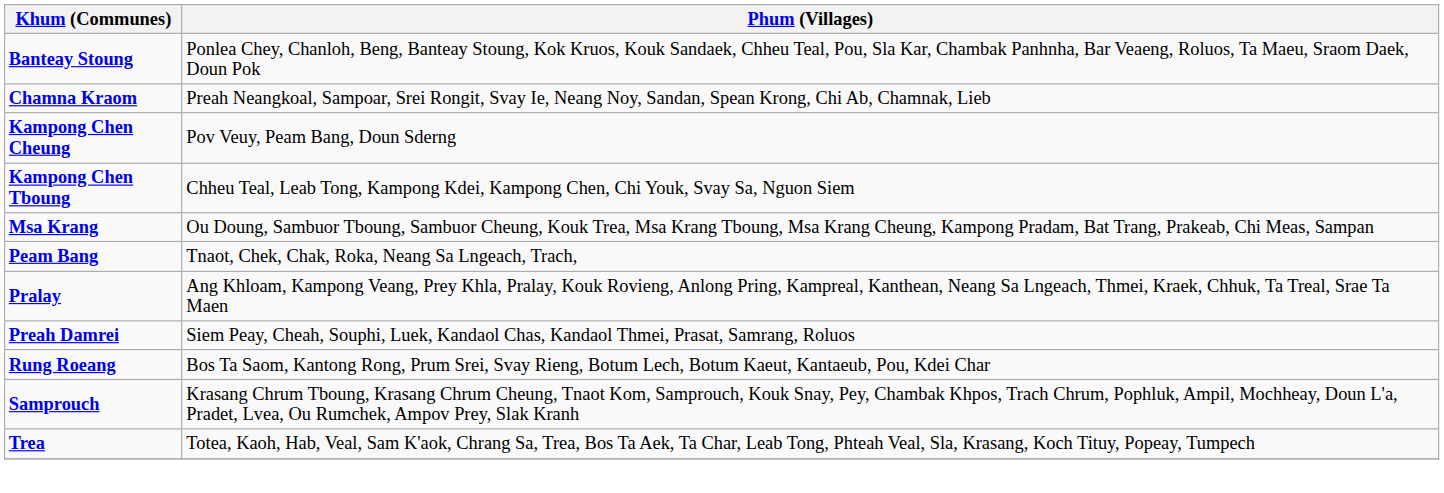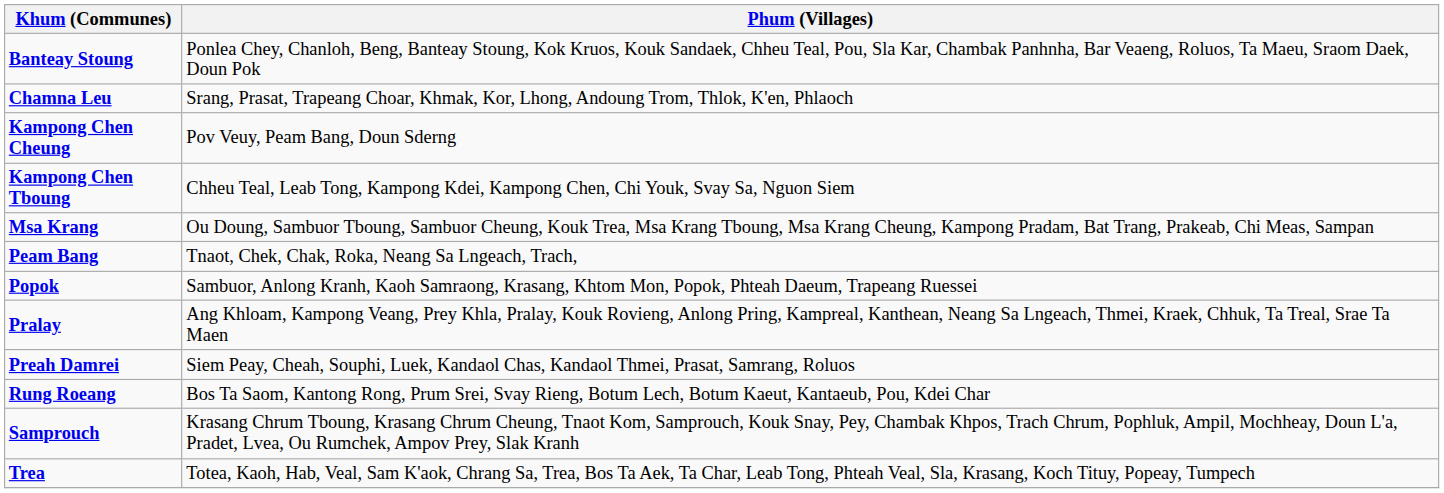- row: (73, 98)
+ row: (60, 98)
+ row: (34, 285)
